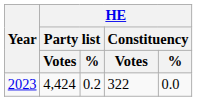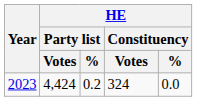(118, 84) 322 -> (118, 84) 324
